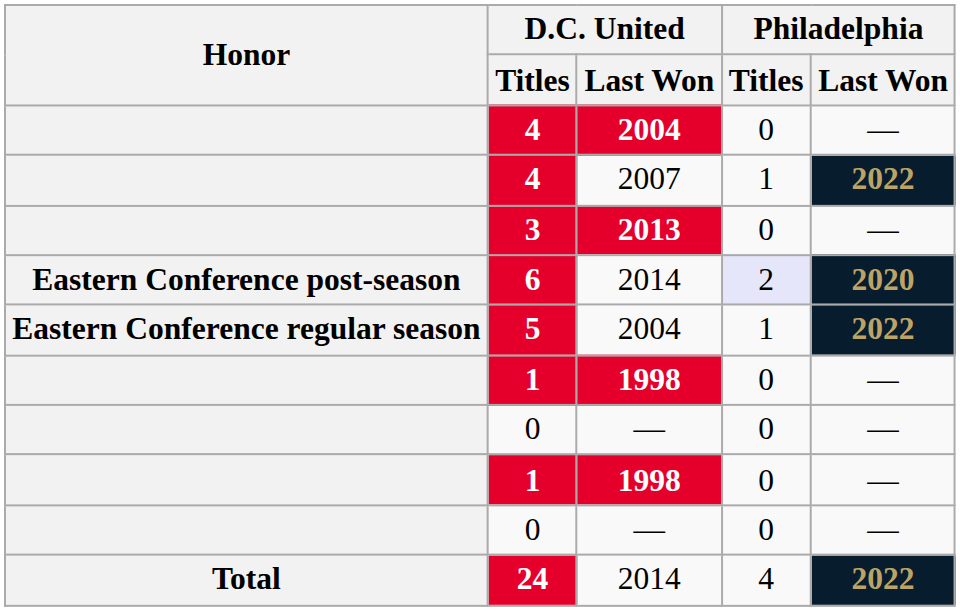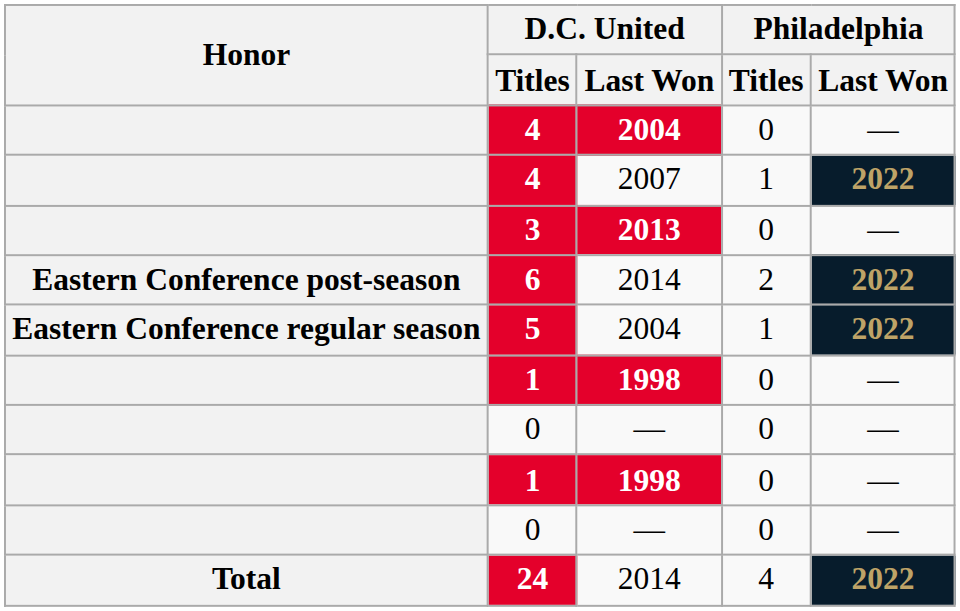(766, 279) lavender background -> (766, 279) no background
(883, 279) 2020 -> (883, 279) 2022
